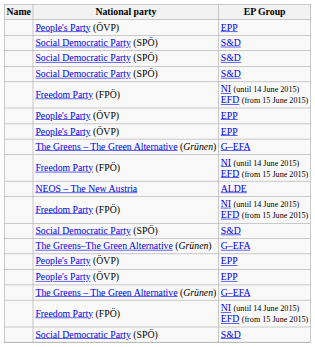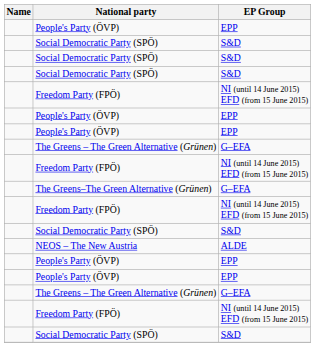rows swapped: (86, 188) <-> (124, 246)
